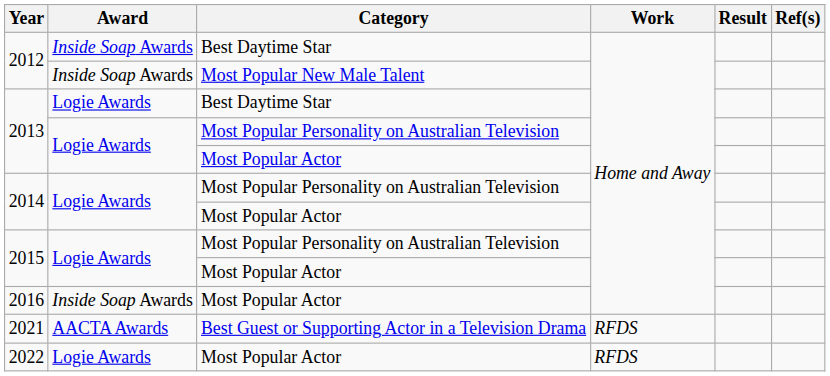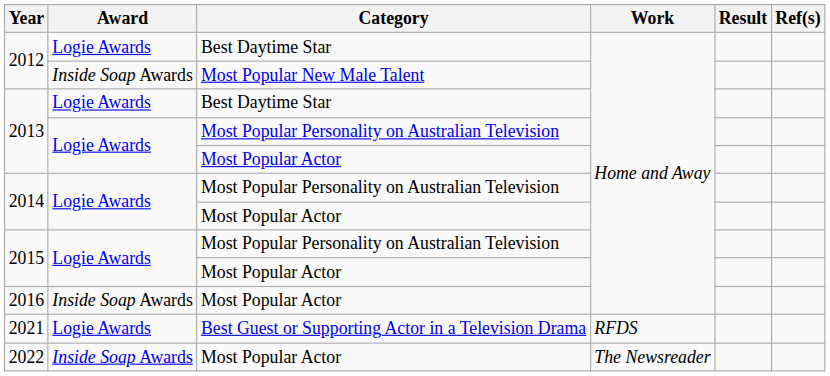(123, 46) Inside Soap Awards -> (102, 46) Logie Awards
(110, 328) AACTA Awards -> (102, 328) Logie Awards
(102, 356) Logie Awards -> (123, 356) Inside Soap Awards
(616, 356) RFDS -> (652, 356) The Newsreader
